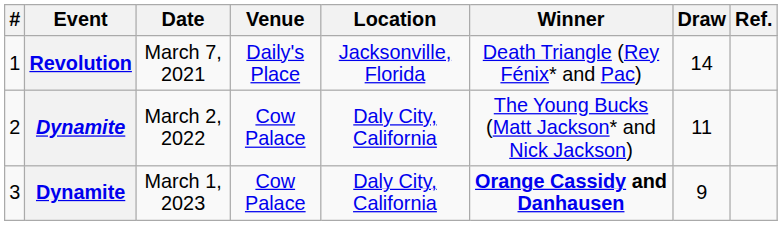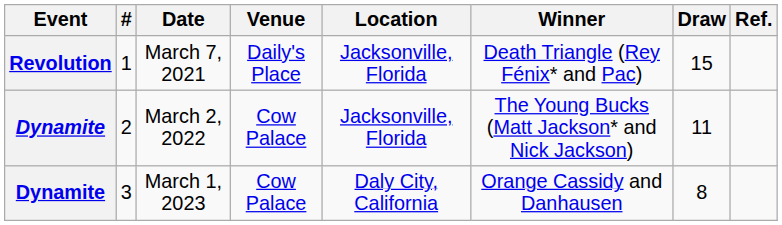columns swapped: (15, 20) <-> (81, 20)
(702, 62) 14 -> (702, 62) 15
(395, 127) Daly City, California -> (396, 127) Jacksonville, Florida
(571, 192) bold -> (572, 192) normal
(702, 192) 9 -> (702, 192) 8
